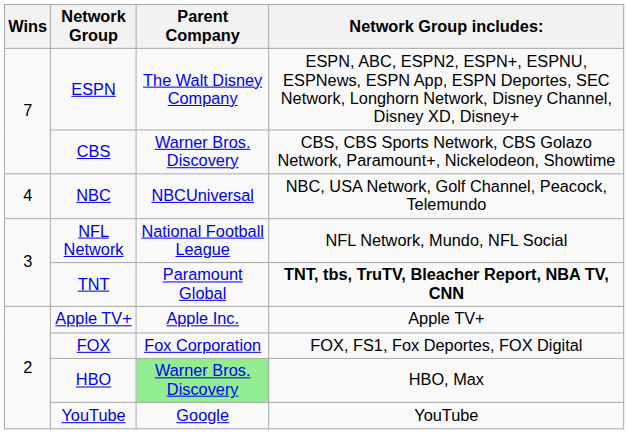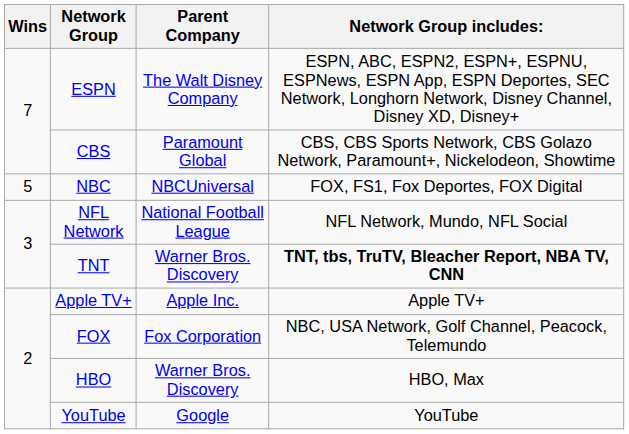(203, 151) Warner Bros. Discovery -> (203, 151) Paramount Global
(28, 196) 4 -> (28, 186) 5
(446, 196) NBC, USA Network, Golf Channel, Peacock, Telemundo -> (446, 186) FOX, FS1, Fox Deportes, FOX Digital
(203, 284) Paramount Global -> (203, 266) Warner Bros. Discovery
(446, 345) FOX, FS1, Fox Deportes, FOX Digital -> (446, 336) NBC, USA Network, Golf Channel, Peacock, Telemundo
(203, 380) lightgreen background -> (203, 380) no background
